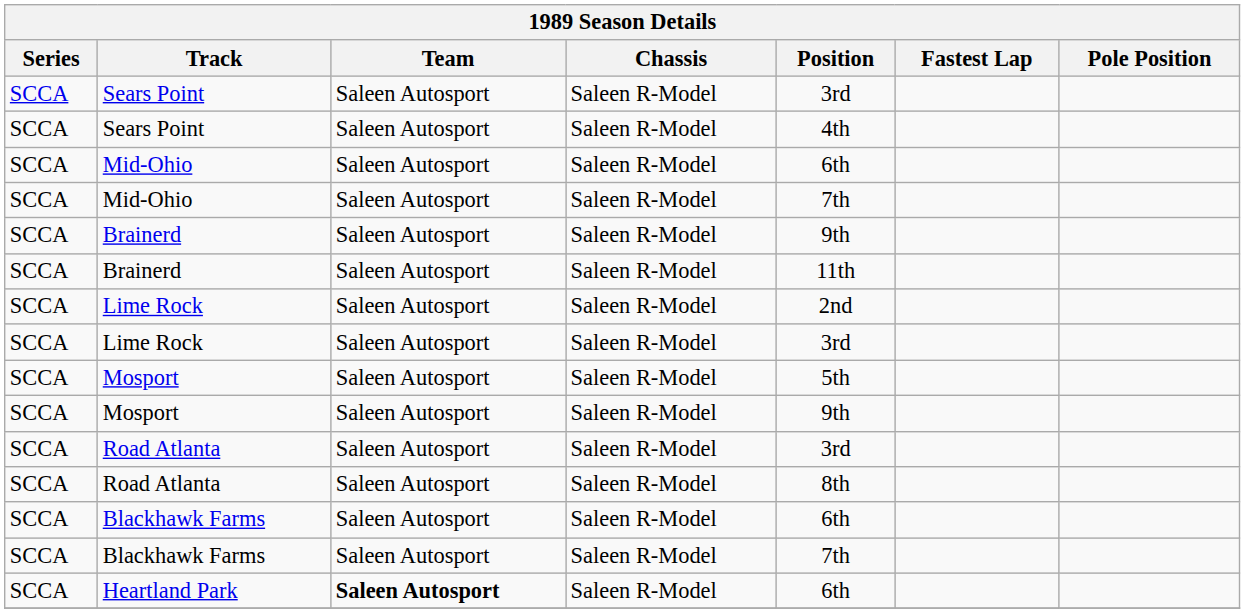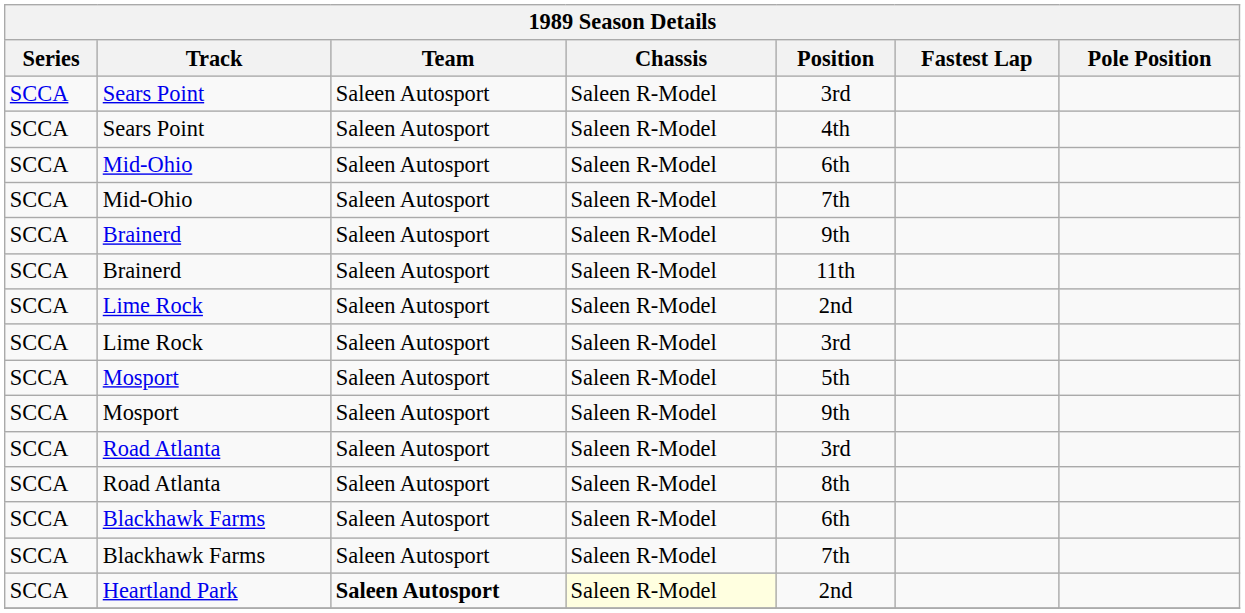(644, 590) no background -> (644, 590) lightyellow background
(836, 590) 6th -> (836, 590) 2nd
